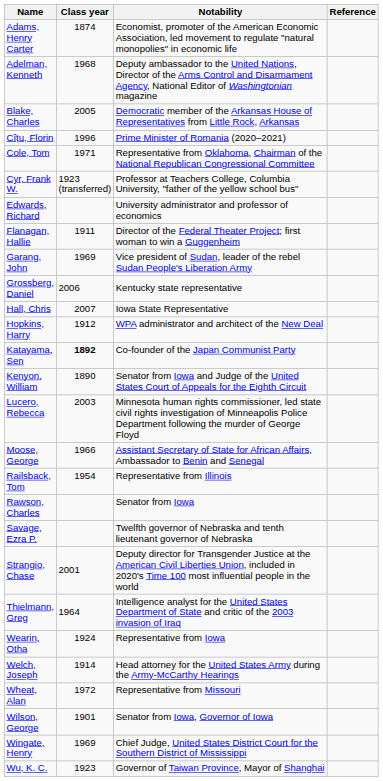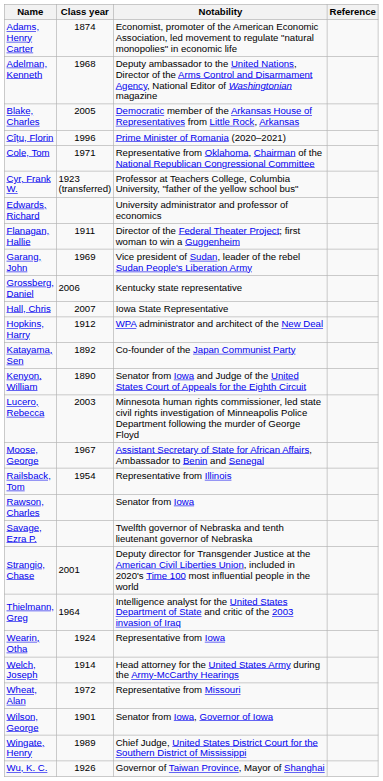(85, 350) bold -> (85, 350) normal
(85, 450) 1966 -> (85, 450) 1967
(85, 742) 1969 -> (85, 742) 1989
(85, 768) 1923 -> (85, 768) 1926
